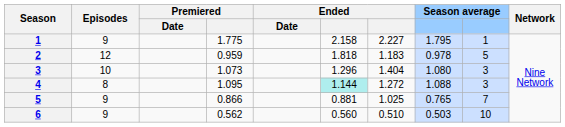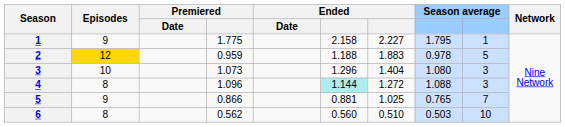(105, 56) no background -> (105, 56) gold background
(344, 56) 1.818 -> (344, 56) 1.188
(391, 56) 1.183 -> (391, 56) 1.883
(230, 85) 1.095 -> (230, 85) 1.096
(105, 114) 9 -> (105, 114) 8
